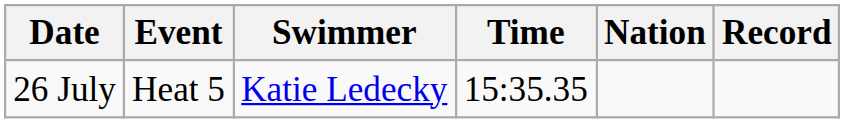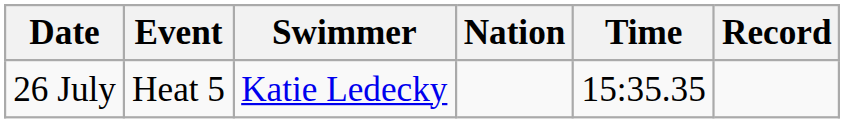columns swapped: (655, 32) <-> (526, 32)
